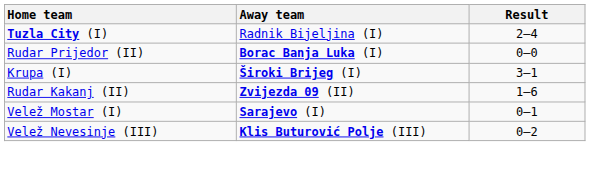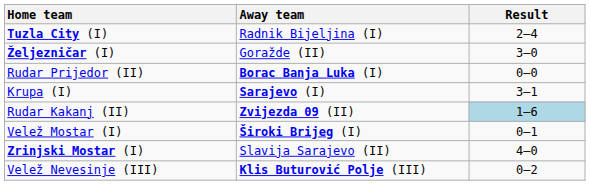+ row: (61, 53)
(301, 73) Široki Brijeg (I) -> (283, 92) Sarajevo (I)
(527, 92) no background -> (527, 112) lightblue background
(283, 112) Sarajevo (I) -> (301, 131) Široki Brijeg (I)
+ row: (76, 151)
